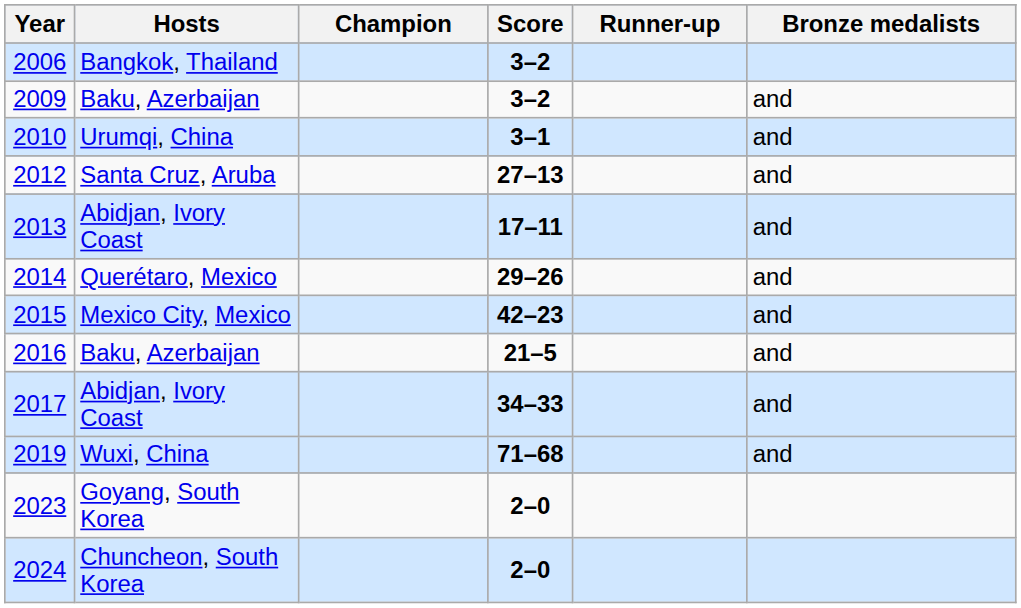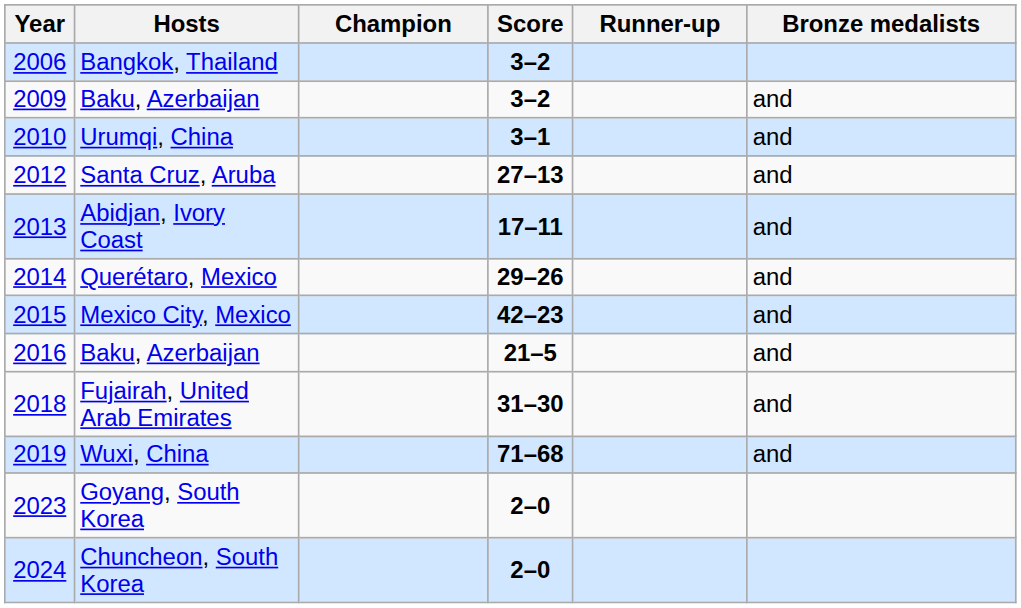- row: (40, 404)
+ row: (40, 404)
